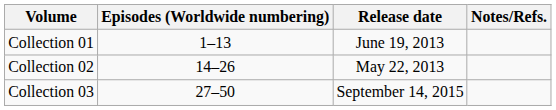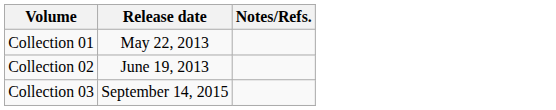- column: (215, 17)
(400, 42) June 19, 2013 -> (165, 42) May 22, 2013
(400, 67) May 22, 2013 -> (165, 67) June 19, 2013
